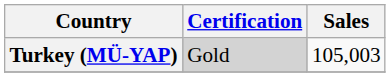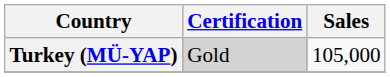(346, 54) 105,003 -> (346, 54) 105,000
